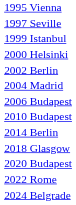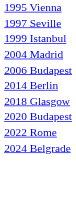- row: (36, 54)
- row: (31, 70)
- row: (38, 117)
